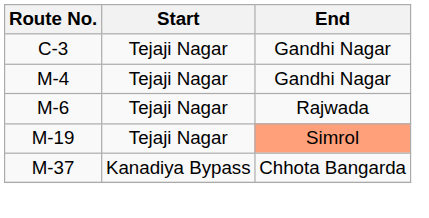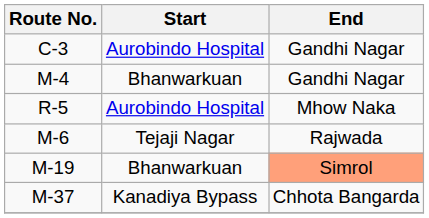(178, 49) Tejaji Nagar -> (185, 49) Aurobindo Hospital
(178, 78) Tejaji Nagar -> (185, 78) Bhanwarkuan
+ row: (53, 108)
(178, 138) Tejaji Nagar -> (185, 167) Bhanwarkuan
